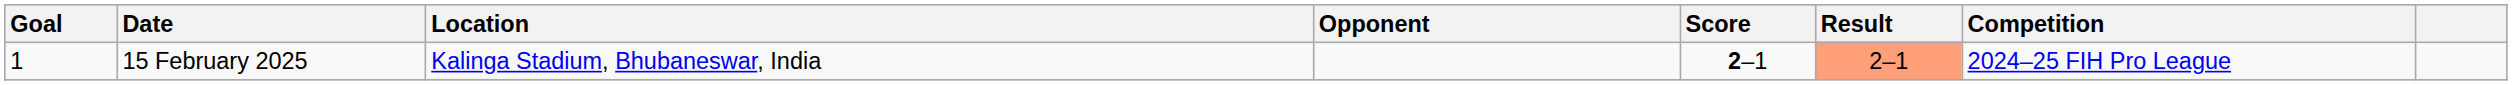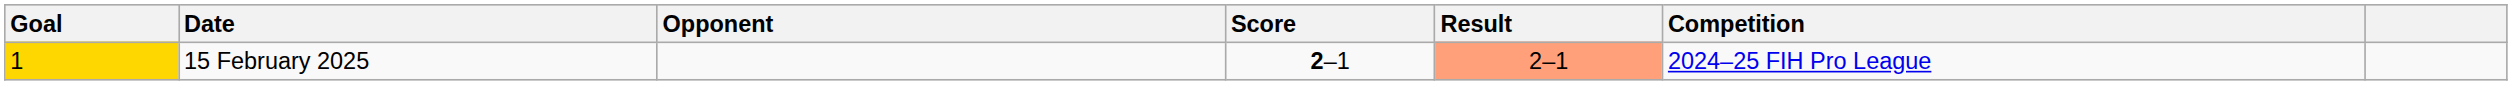- column: (480, 24)
(17, 61) no background -> (17, 61) gold background
